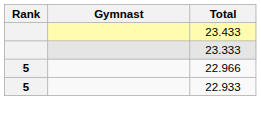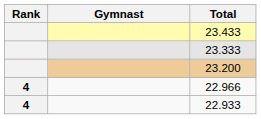+ row: (223, 69)
(26, 69) 5 -> (26, 87) 4
(26, 87) 5 -> (26, 105) 4
